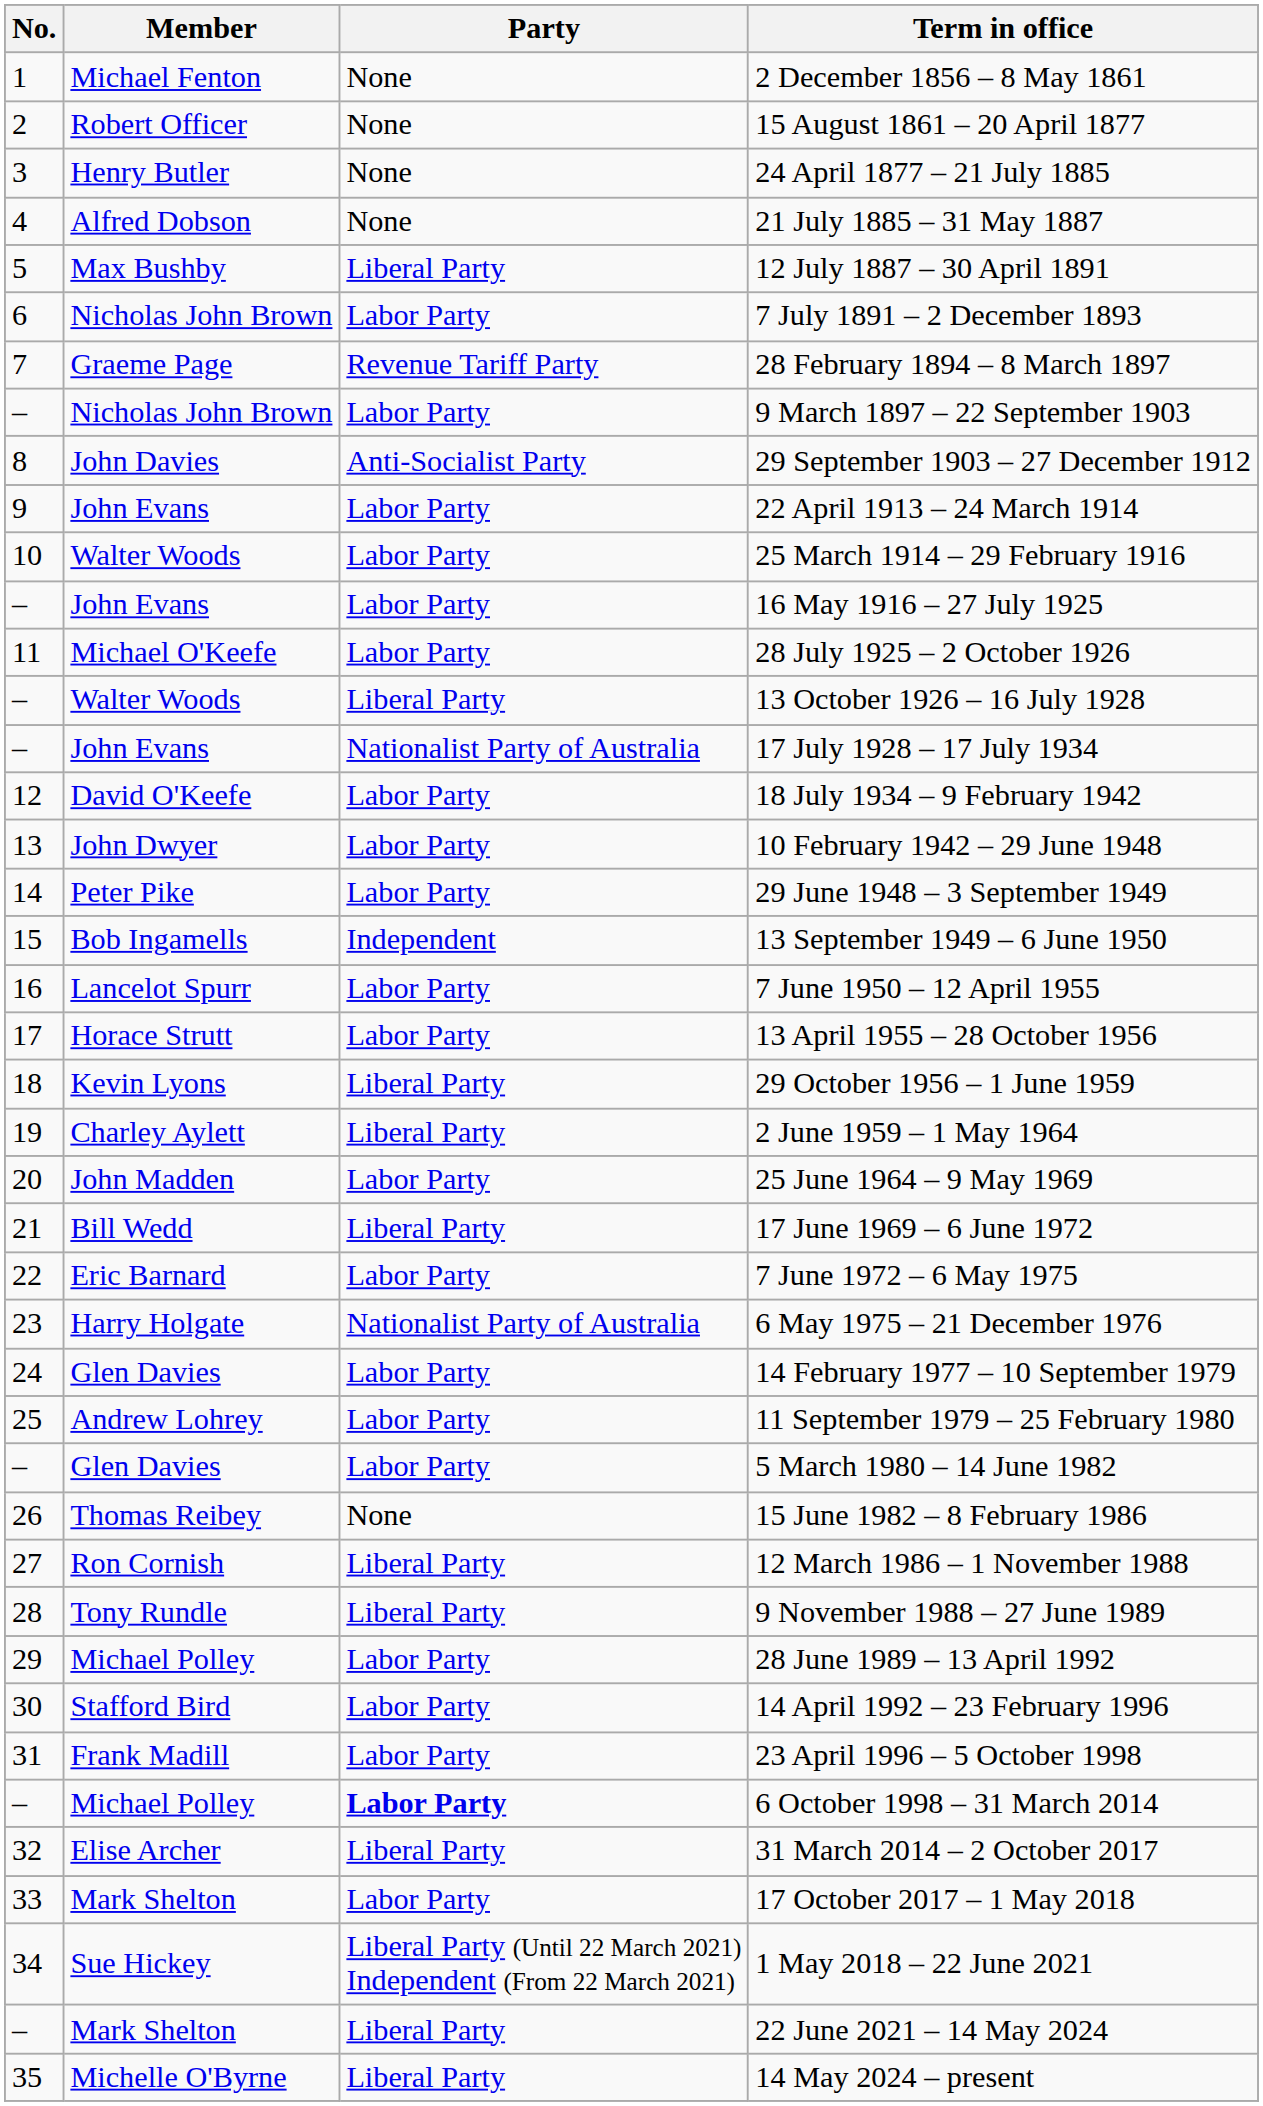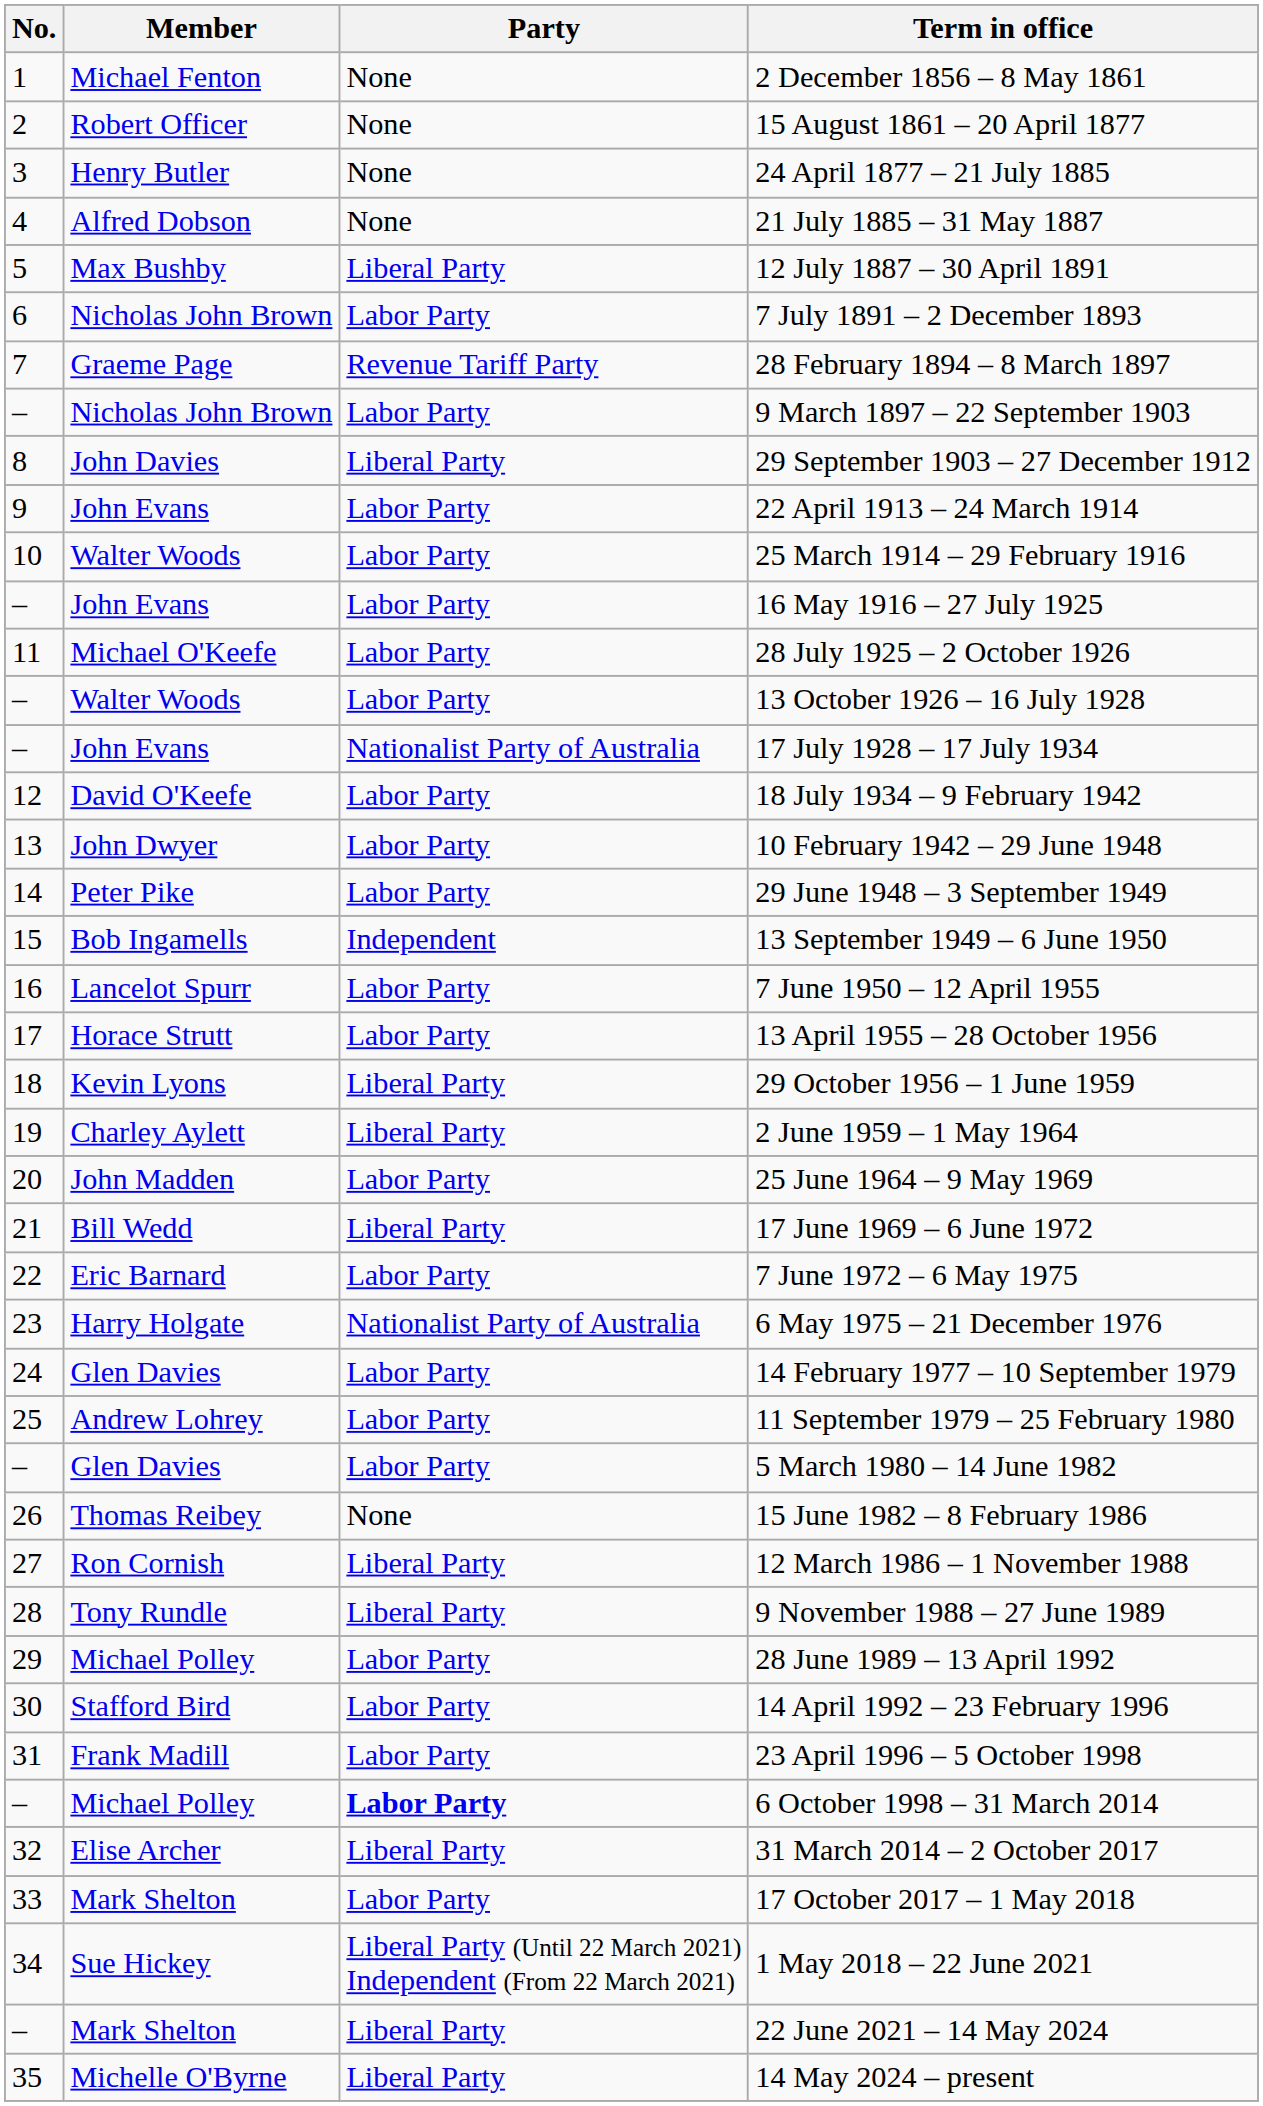(466, 460) Anti-Socialist Party -> (426, 460) Liberal Party
(426, 699) Liberal Party -> (418, 699) Labor Party
